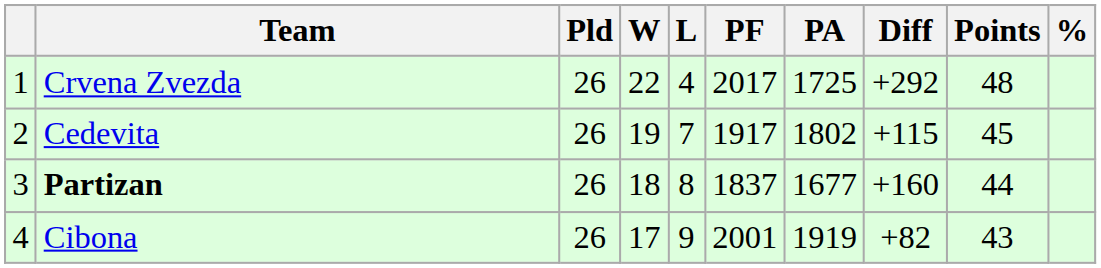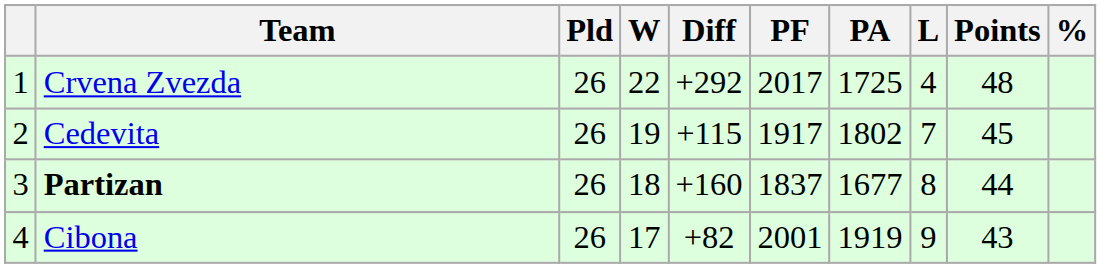columns swapped: (686, 30) <-> (906, 30)
